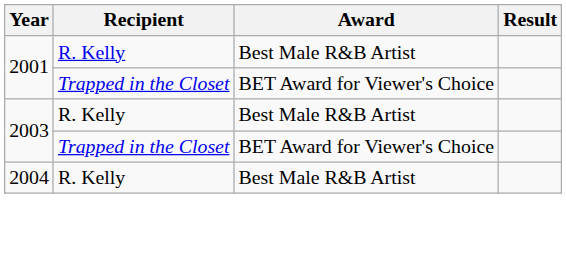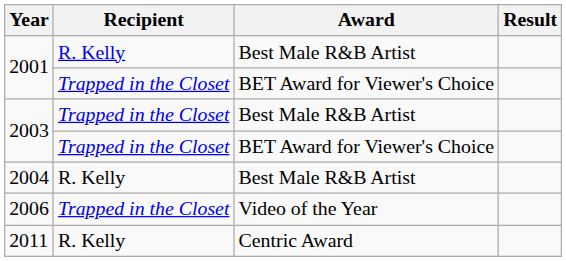(92, 114) R. Kelly -> (144, 114) Trapped in the Closet
+ row: (29, 209)
+ row: (29, 240)
